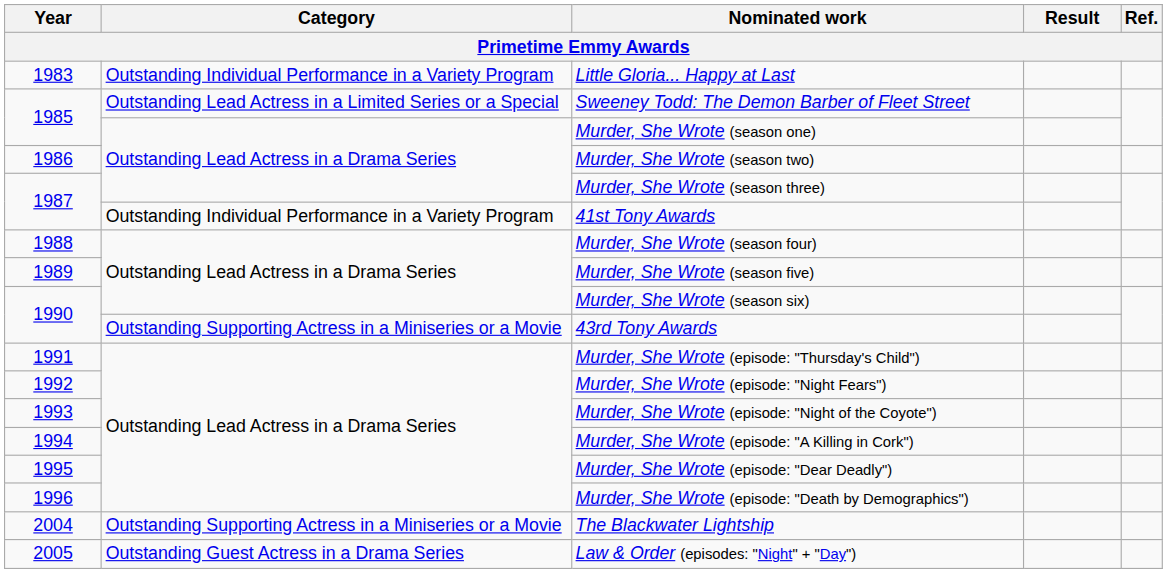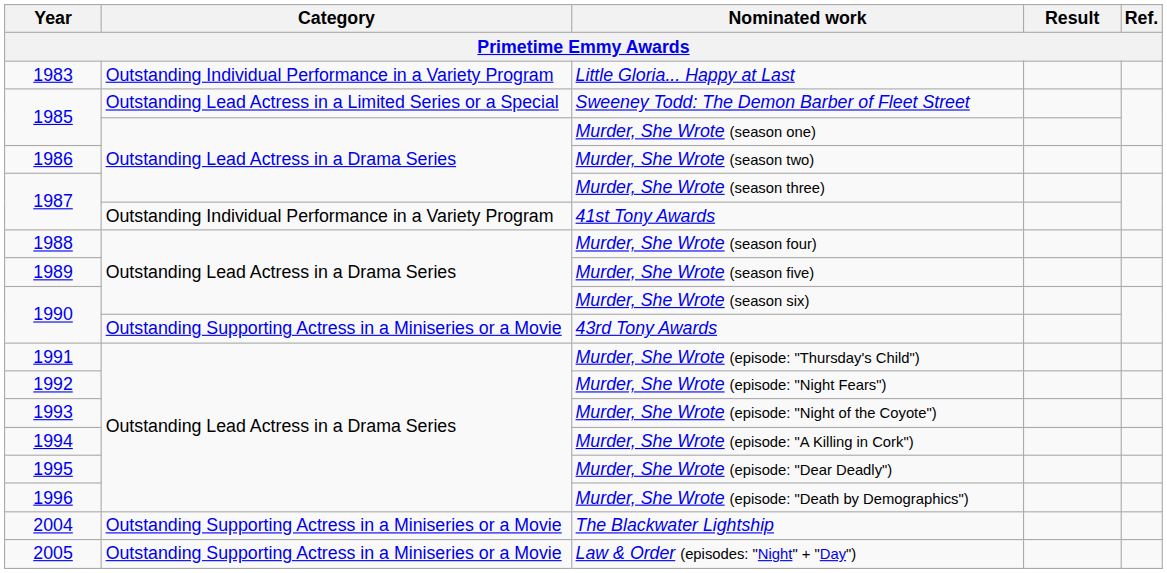(285, 553) Outstanding Guest Actress in a Drama Series -> (334, 553) Outstanding Supporting Actress in a Miniseries or a Movie
